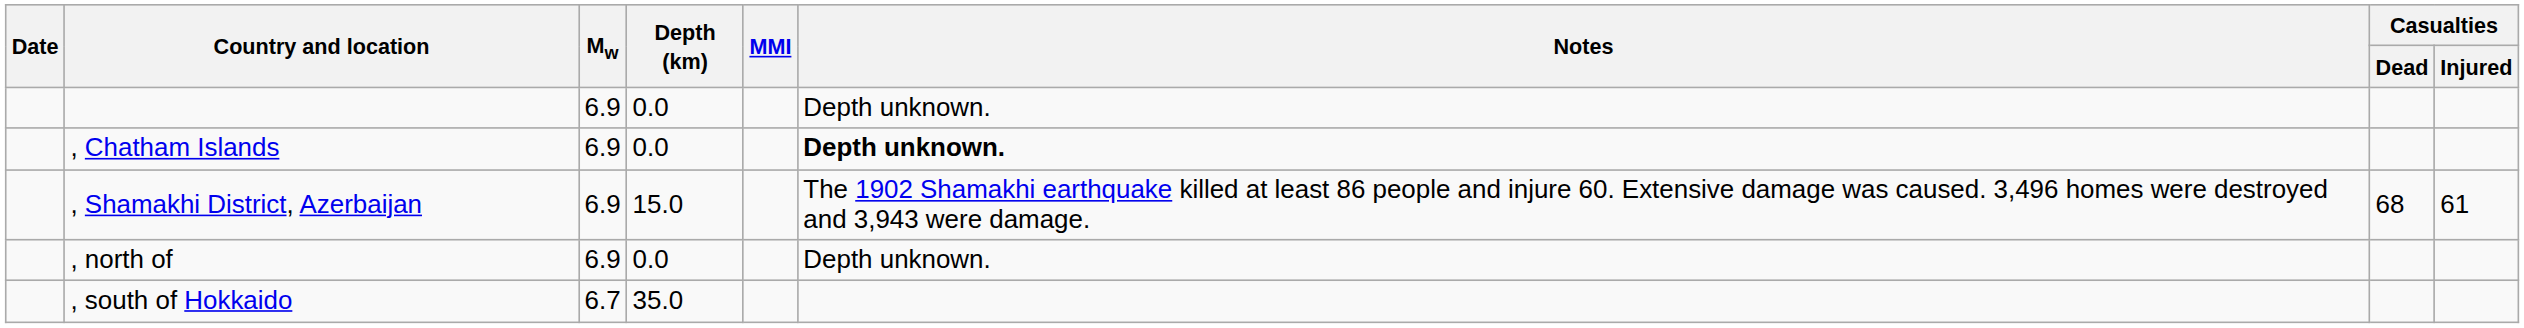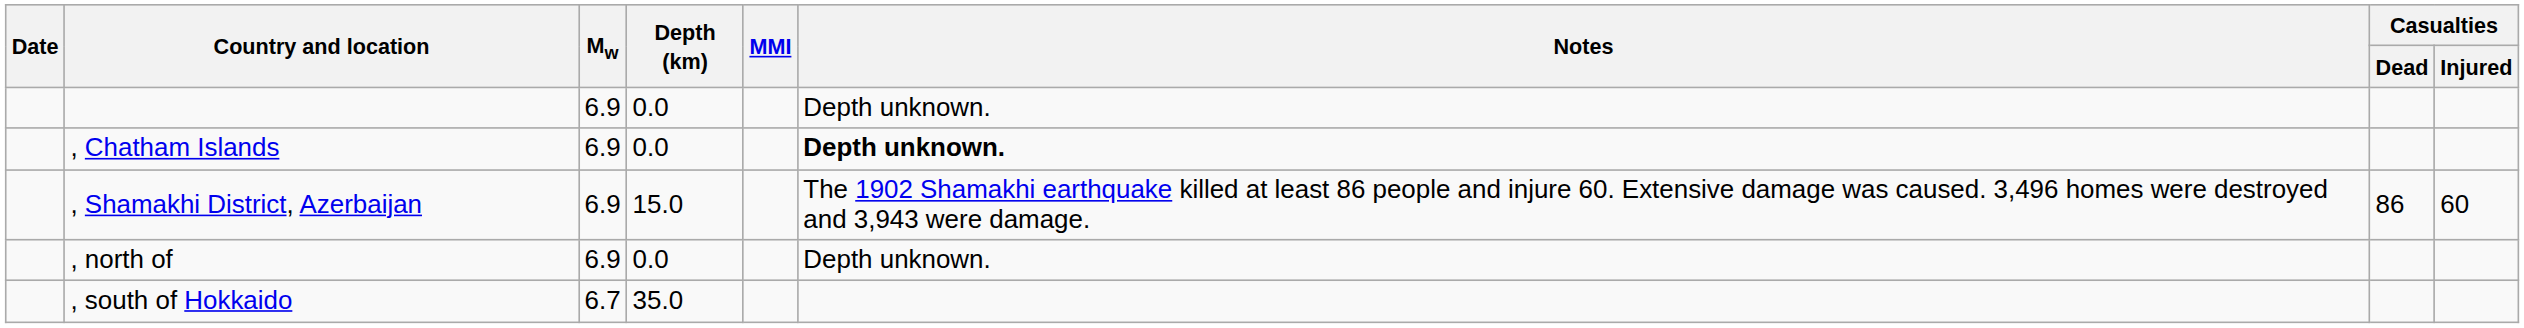(2390, 204) 68 -> (2390, 204) 86
(2455, 204) 61 -> (2455, 204) 60
